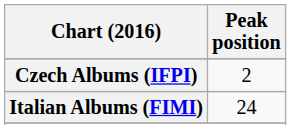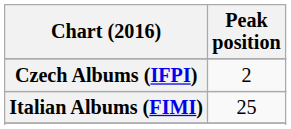(247, 107) 24 -> (247, 107) 25
